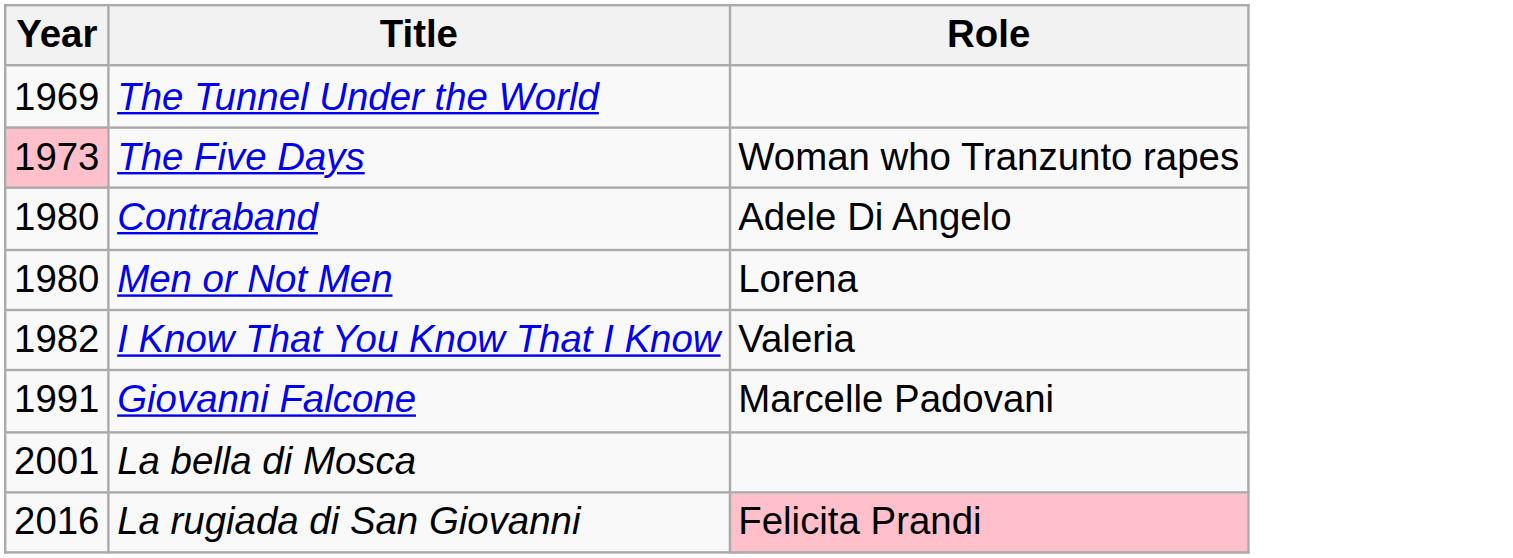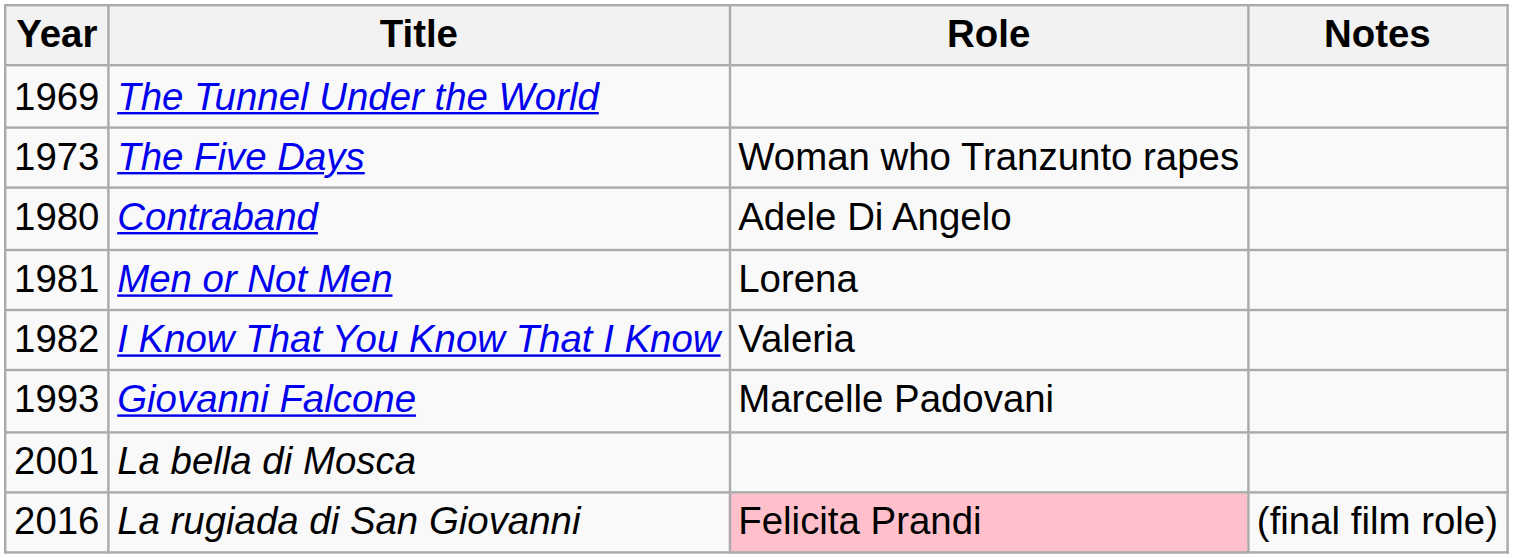+ column: (1377, 34)
(57, 156) pink background -> (57, 156) no background
(57, 278) 1980 -> (57, 278) 1981
(57, 400) 1991 -> (57, 400) 1993
